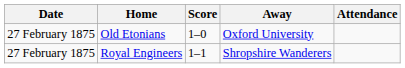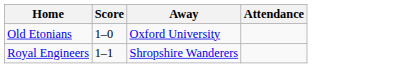- column: (51, 14)
